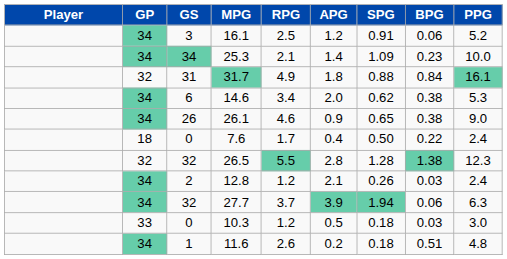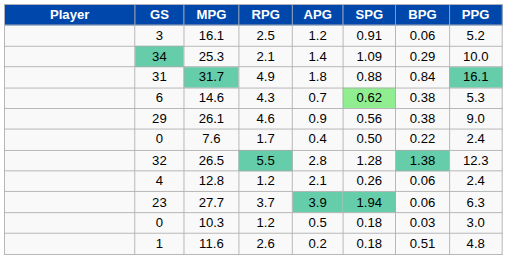- column: (145, 14)
(429, 56) 0.23 -> (423, 56) 0.29
(286, 98) 3.4 -> (266, 98) 4.3
(334, 98) 2.0 -> (318, 98) 0.7
(381, 98) no background -> (369, 98) lightgreen background
(189, 118) 26 -> (159, 118) 29
(381, 118) 0.65 -> (369, 118) 0.56
(189, 181) 2 -> (159, 181) 4
(429, 181) 0.03 -> (423, 181) 0.06
(189, 202) 32 -> (159, 202) 23
